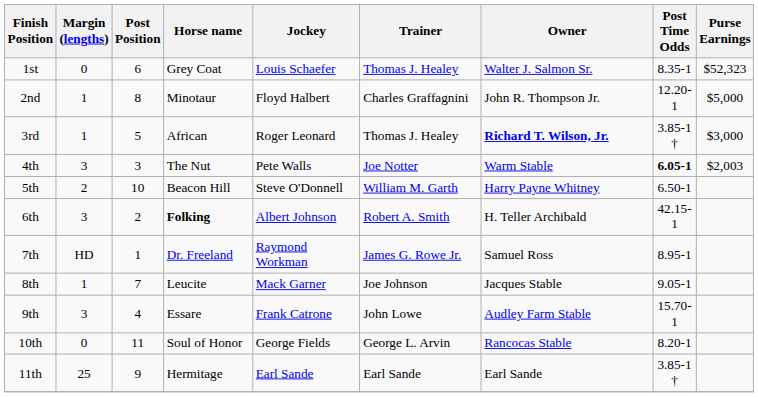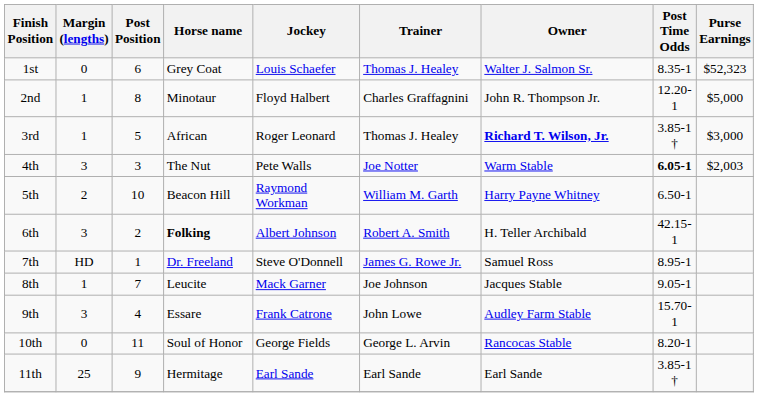(299, 187) Steve O'Donnell -> (282, 195) Raymond Workman
(282, 254) Raymond Workman -> (299, 262) Steve O'Donnell
